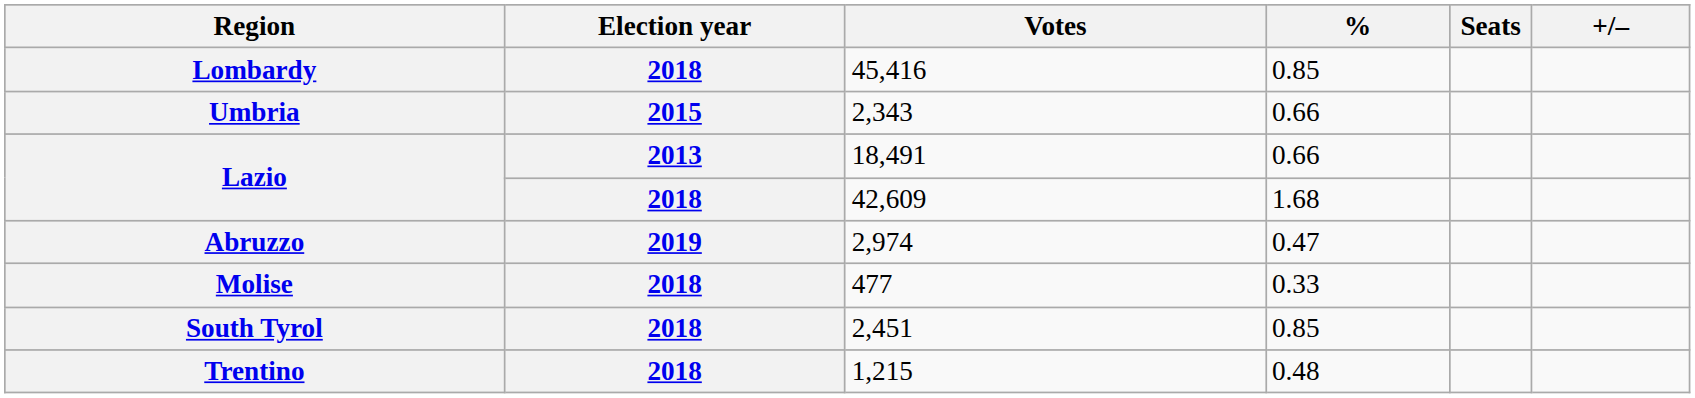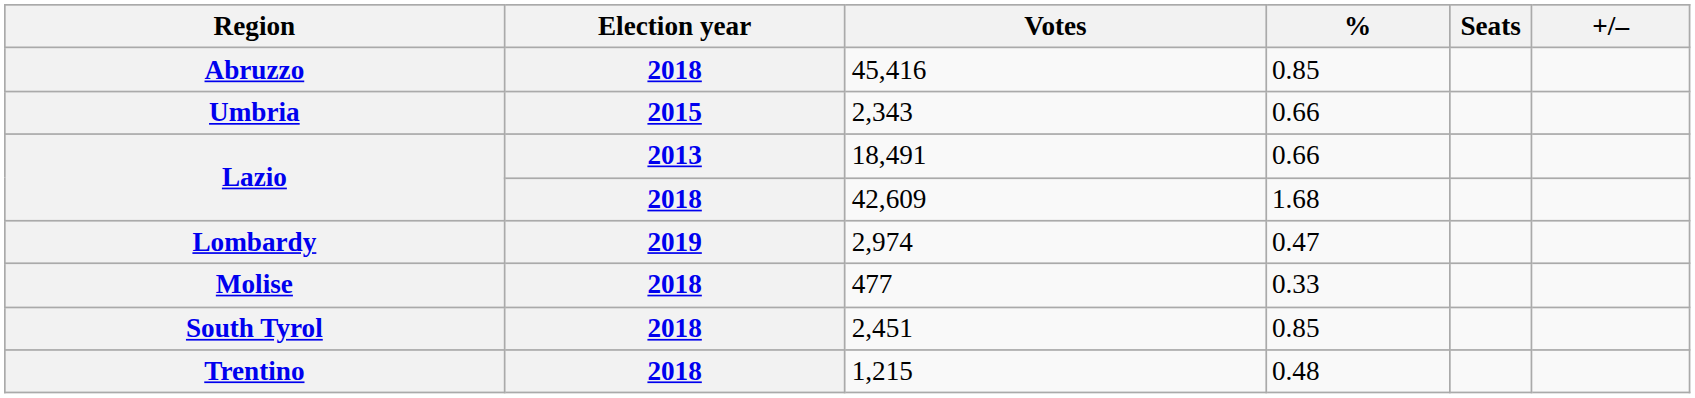(254, 69) Lombardy -> (254, 69) Abruzzo
(254, 241) Abruzzo -> (254, 241) Lombardy
